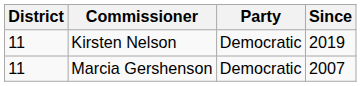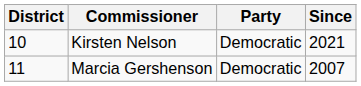(17, 42) 11 -> (17, 42) 10
(327, 42) 2019 -> (327, 42) 2021
